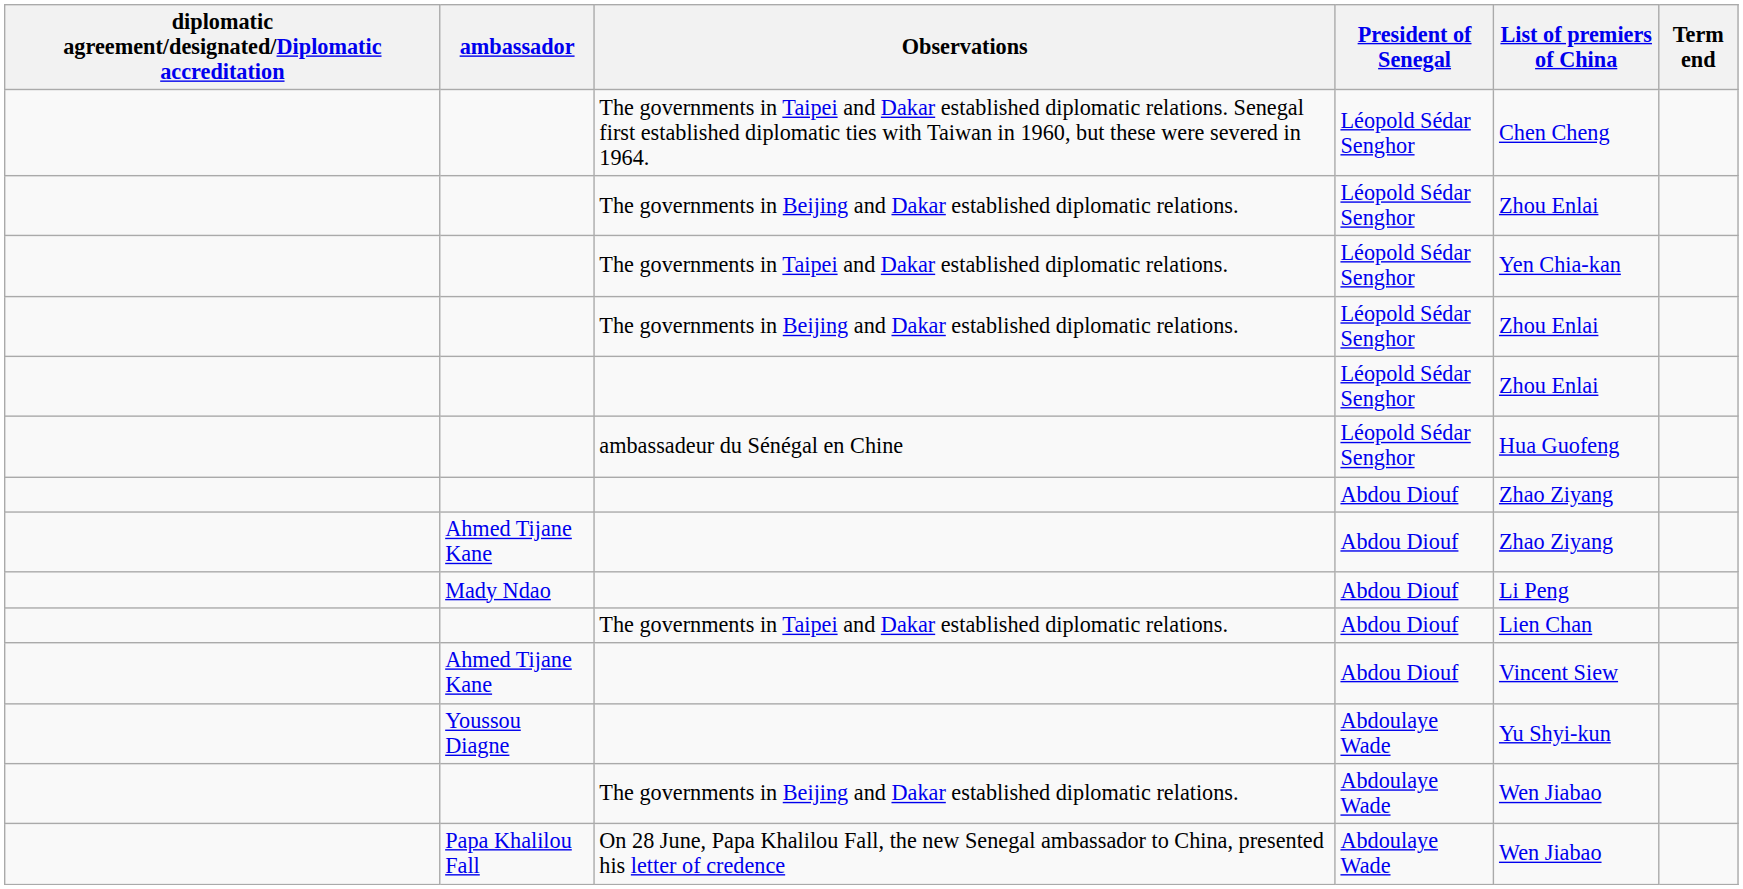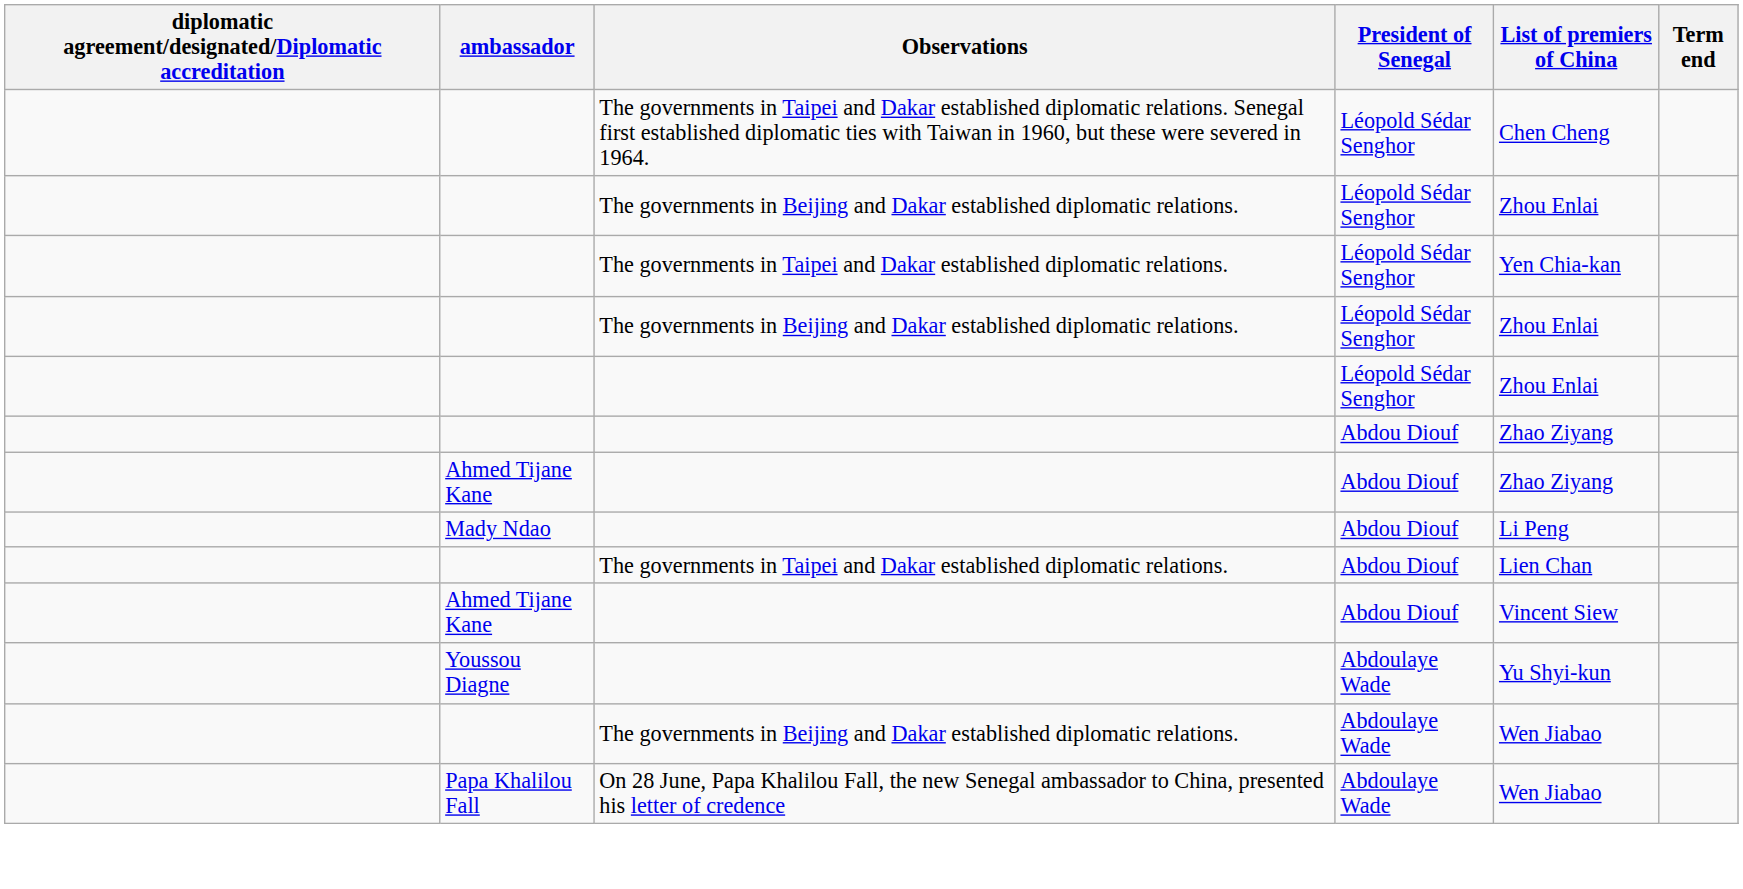- row: (751, 446)
